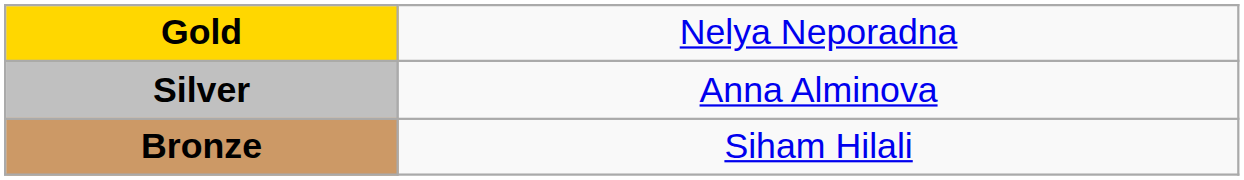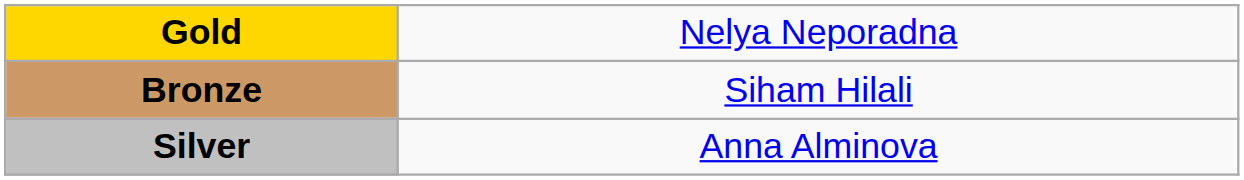rows swapped: (202, 89) <-> (202, 145)
